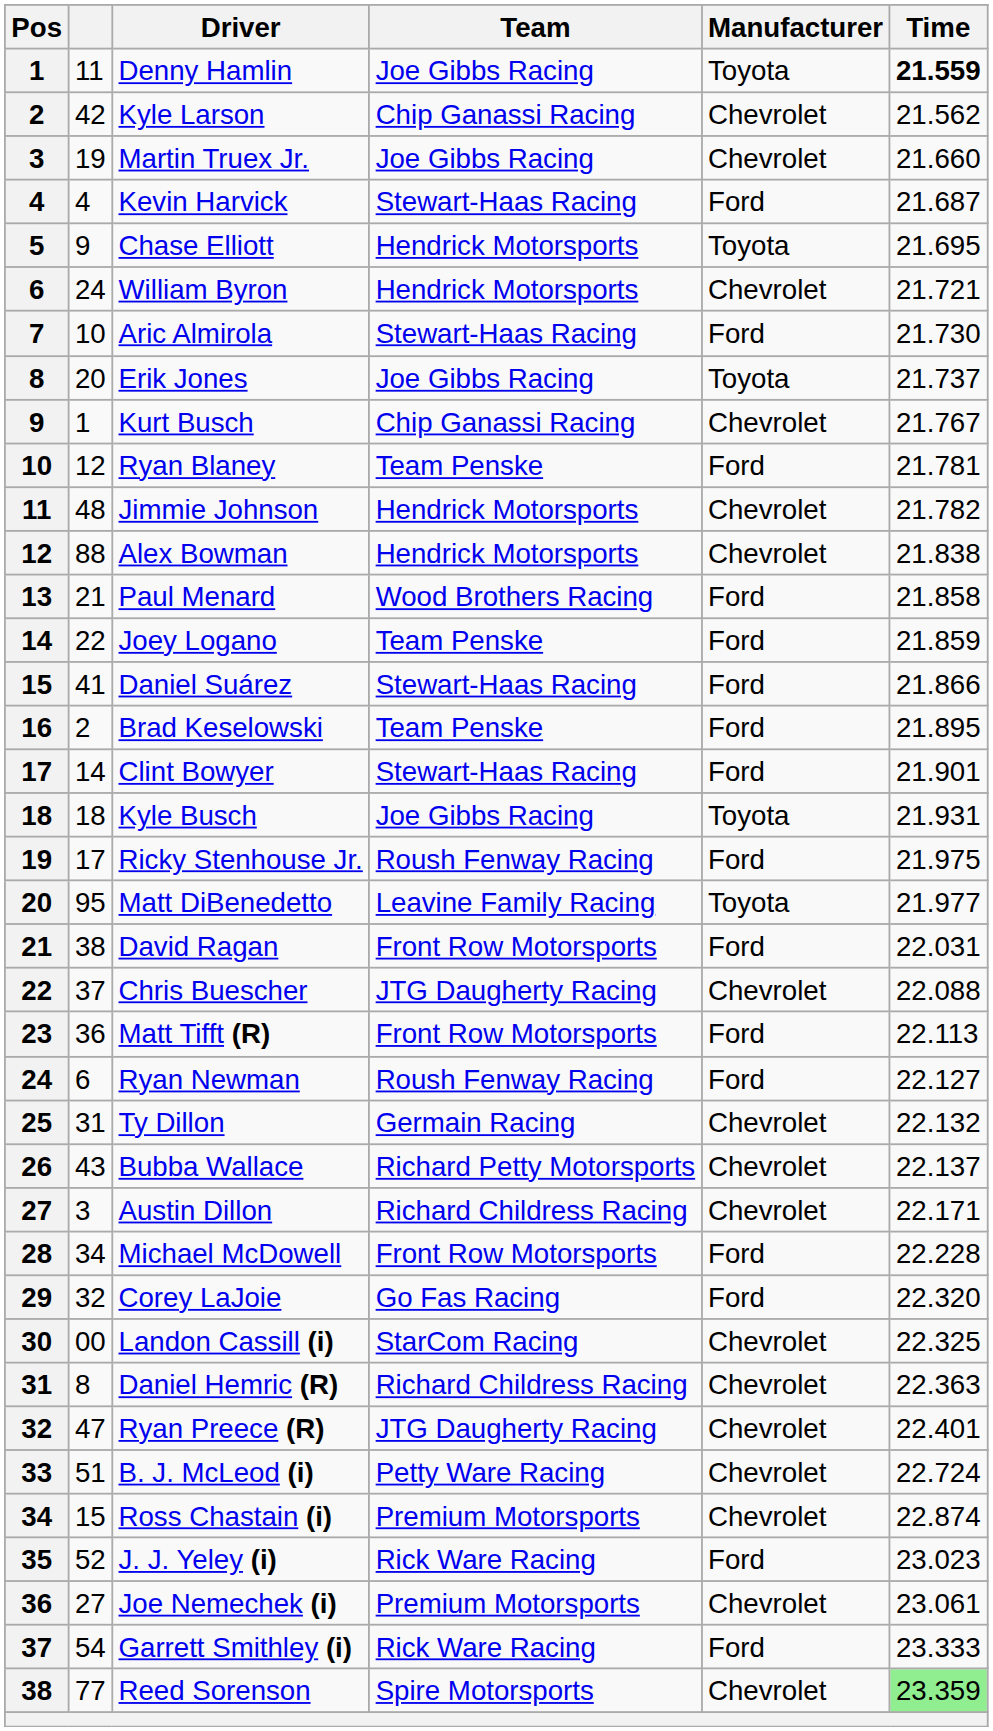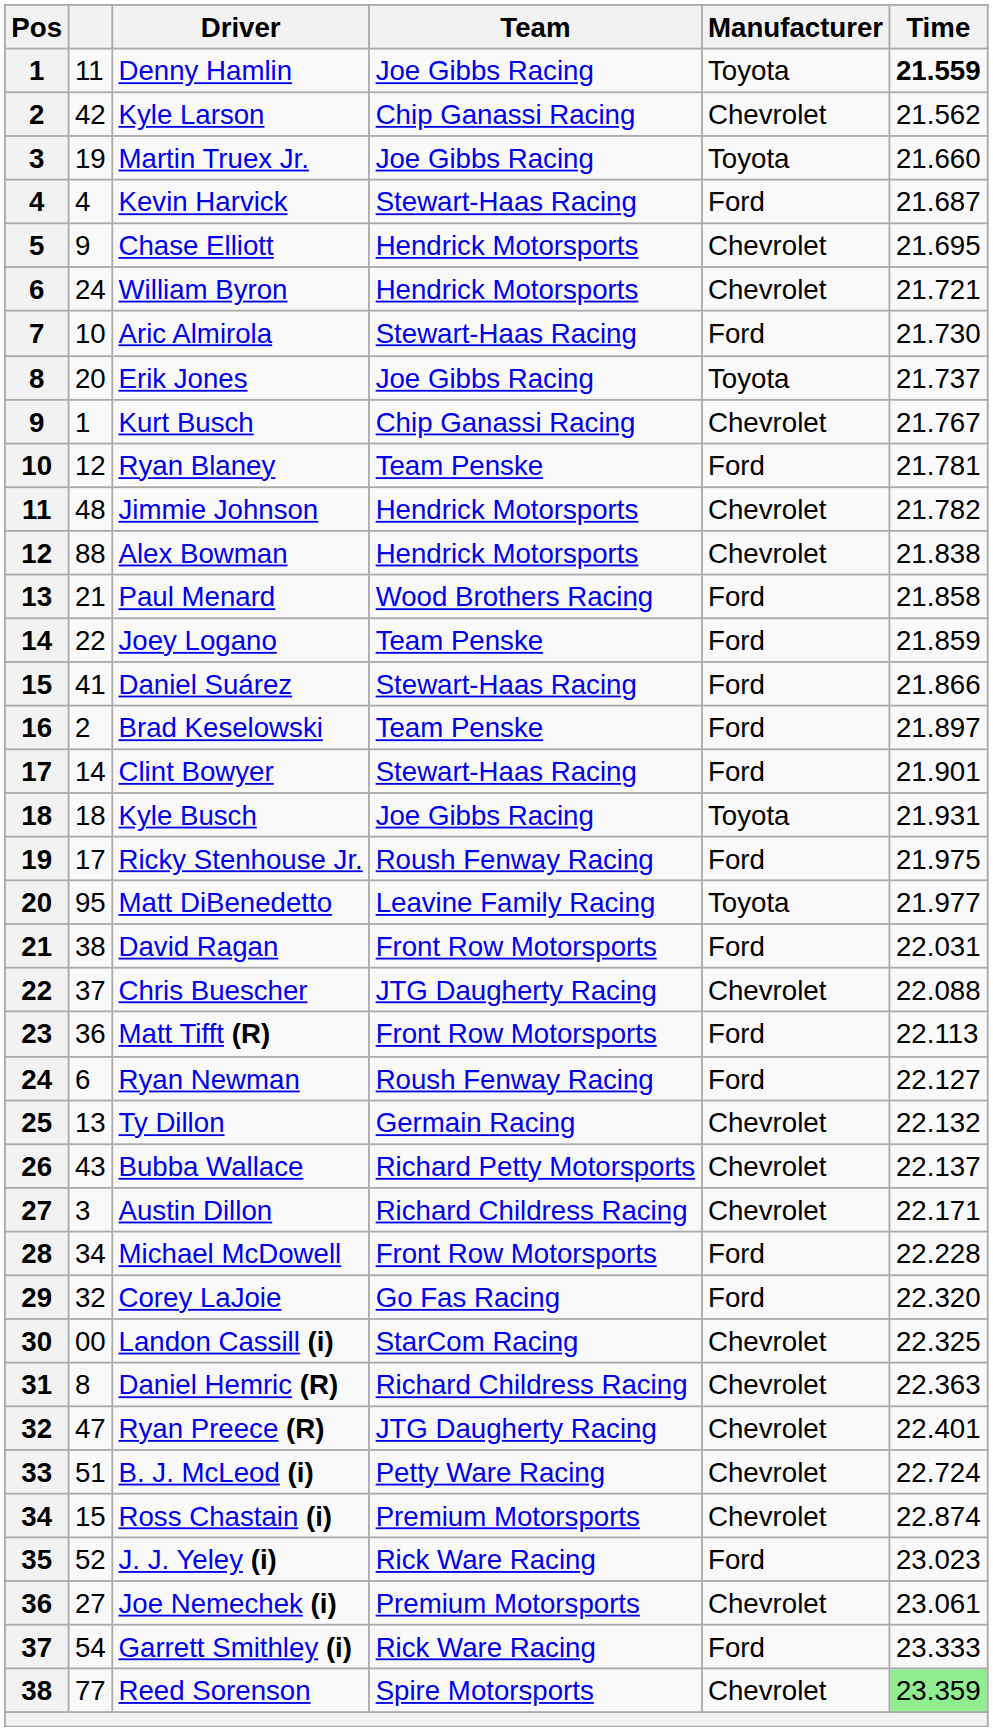(767, 158) Chevrolet -> (749, 158) Toyota
(749, 246) Toyota -> (767, 246) Chevrolet
(938, 728) 21.895 -> (938, 728) 21.897
(90, 1122) 31 -> (90, 1122) 13
